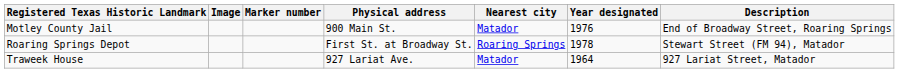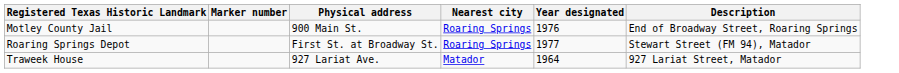- column: (226, 12)
(498, 28) Matador -> (487, 28) Roaring Springs
(582, 44) 1978 -> (548, 44) 1977
